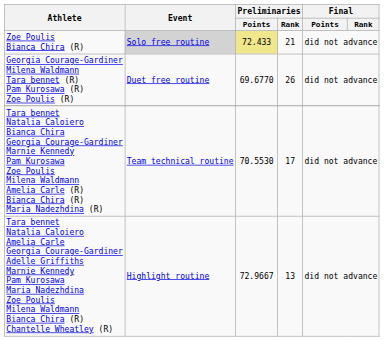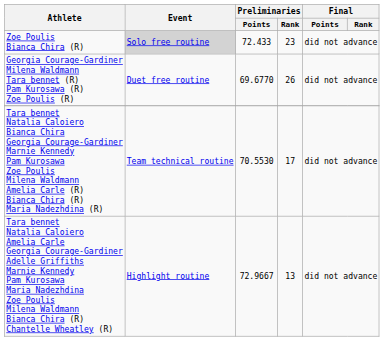(257, 42) khaki background -> (257, 42) no background
(290, 42) 21 -> (290, 42) 23
